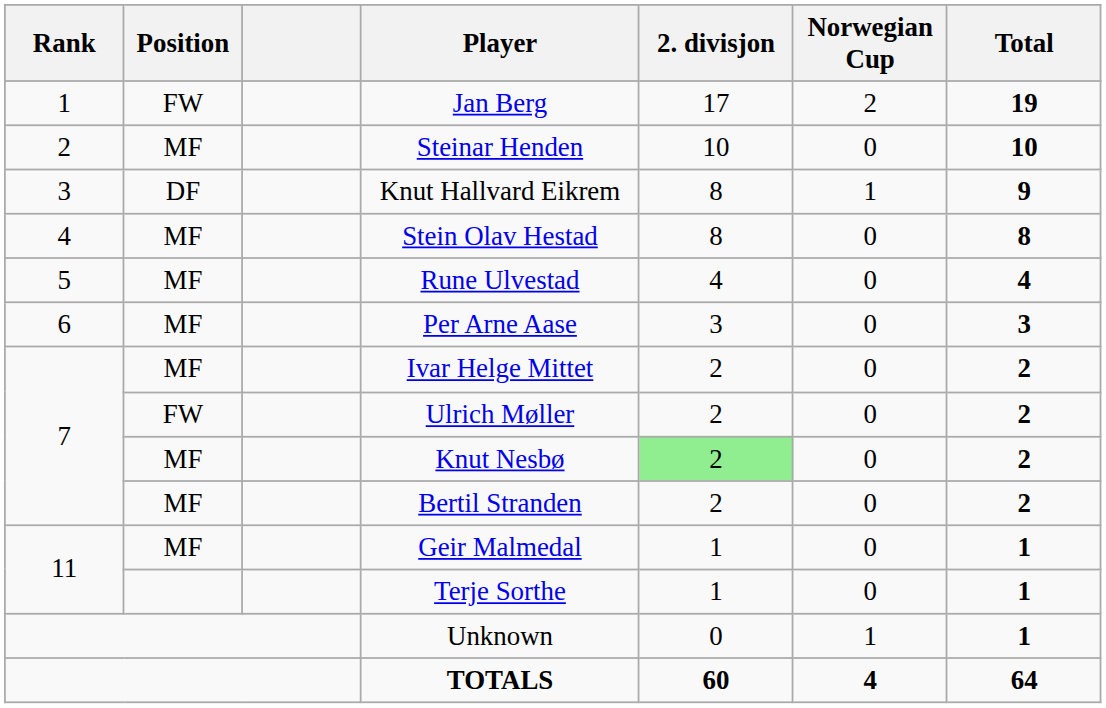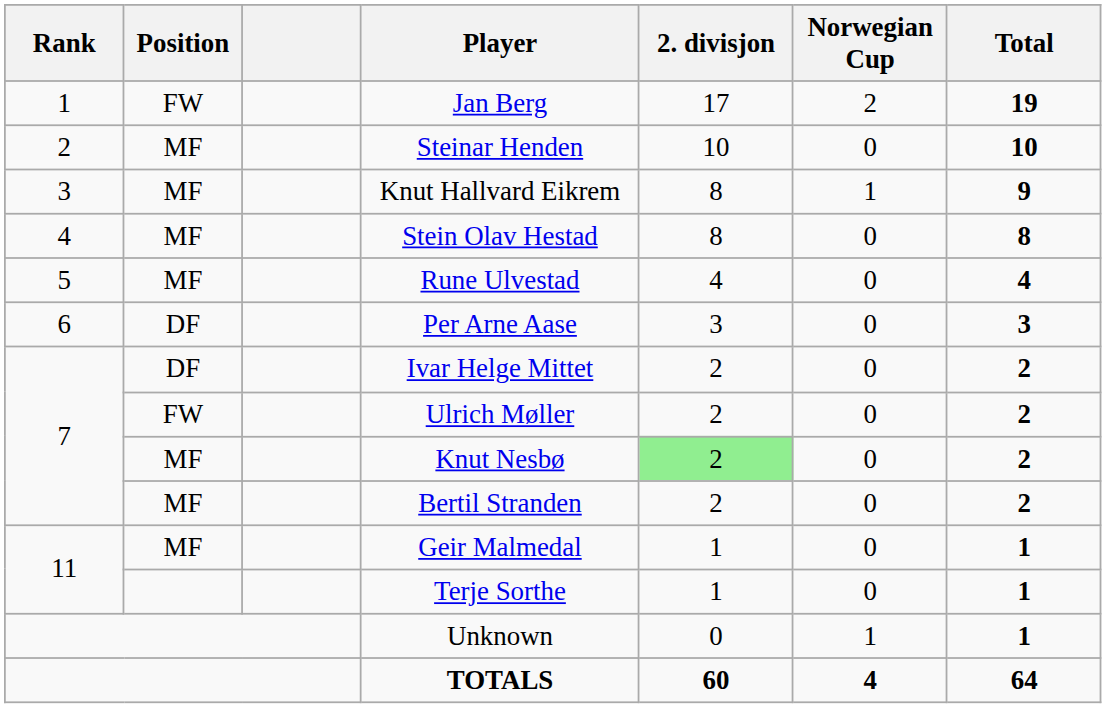(183, 191) DF -> (183, 191) MF
(183, 324) MF -> (183, 324) DF
(183, 369) MF -> (183, 369) DF
